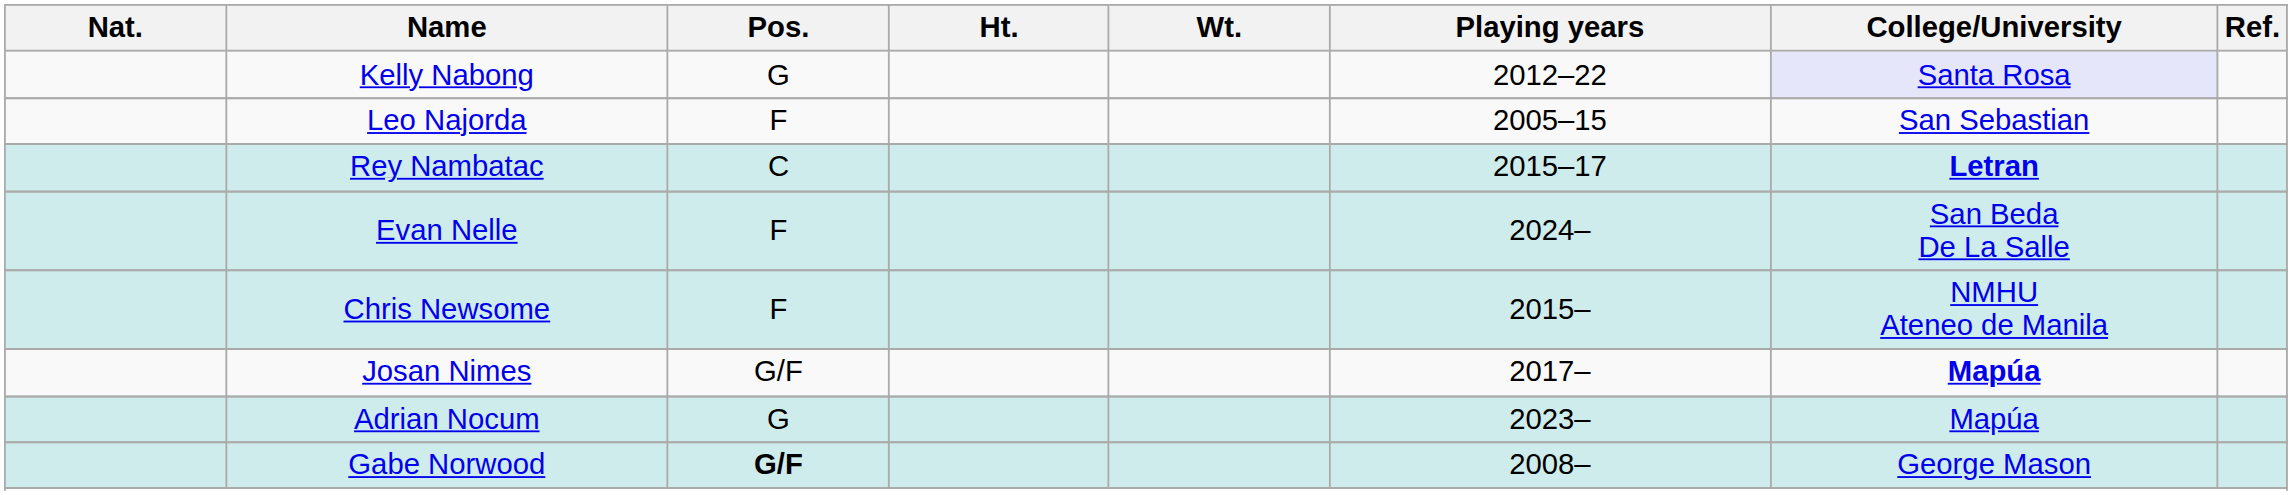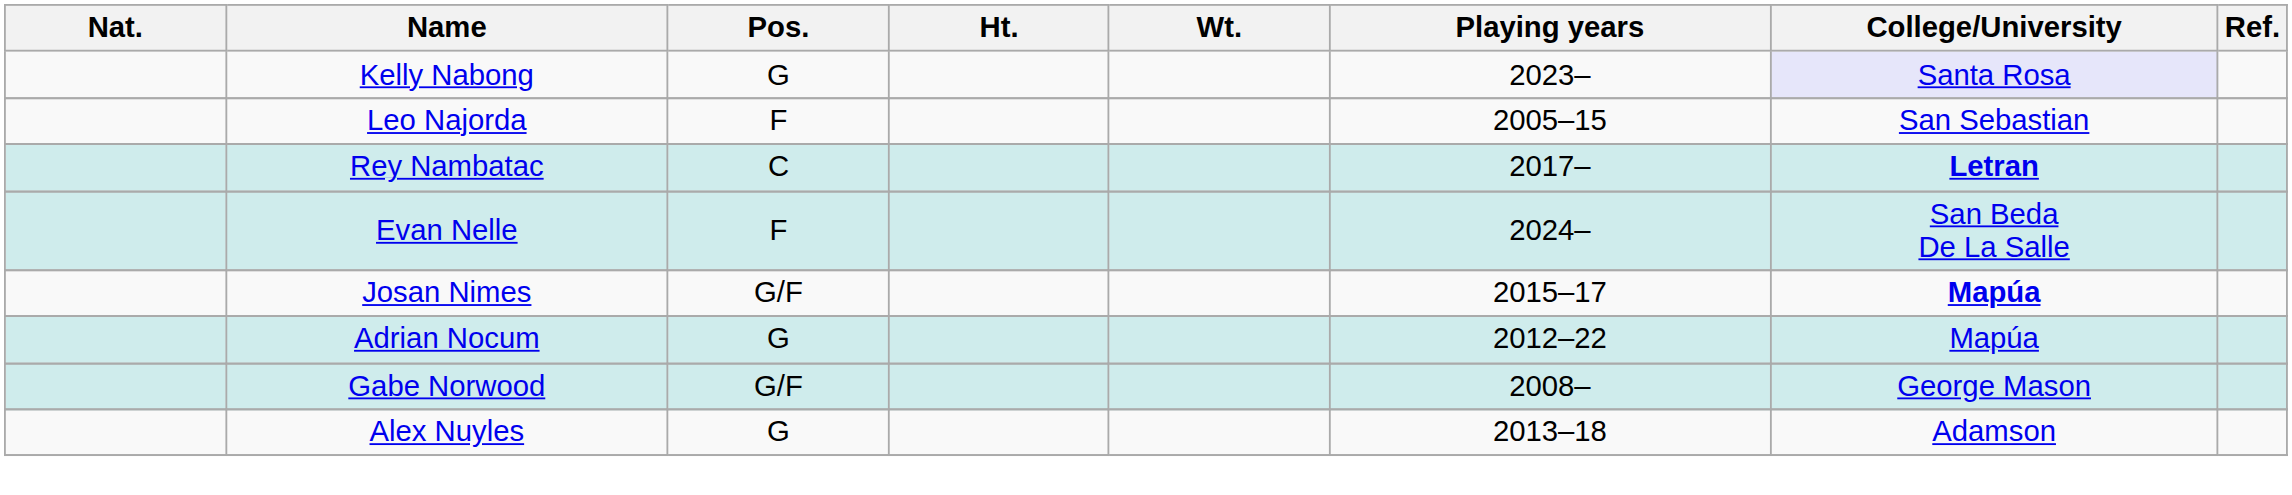(1550, 74) 2012–22 -> (1550, 74) 2023–
(1550, 167) 2015–17 -> (1550, 167) 2017–
- row: (447, 309)
(1550, 372) 2017– -> (1550, 292) 2015–17
(1550, 418) 2023– -> (1550, 339) 2012–22
(778, 465) bold -> (778, 385) normal
+ row: (447, 432)
